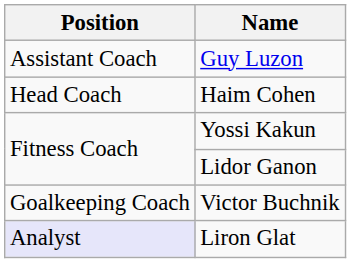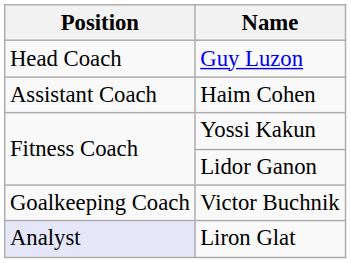(83, 58) Assistant Coach -> (66, 58) Head Coach
(66, 94) Head Coach -> (83, 94) Assistant Coach
